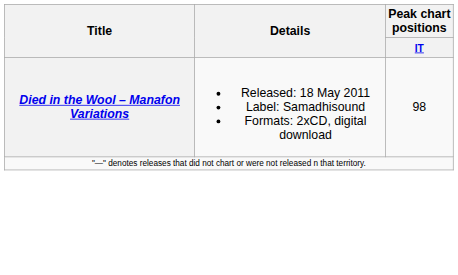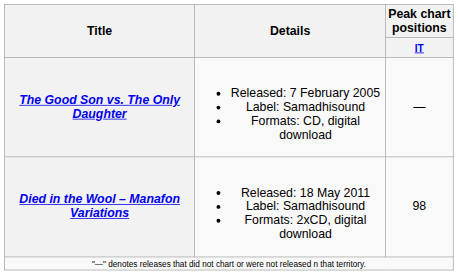+ row: (100, 107)
